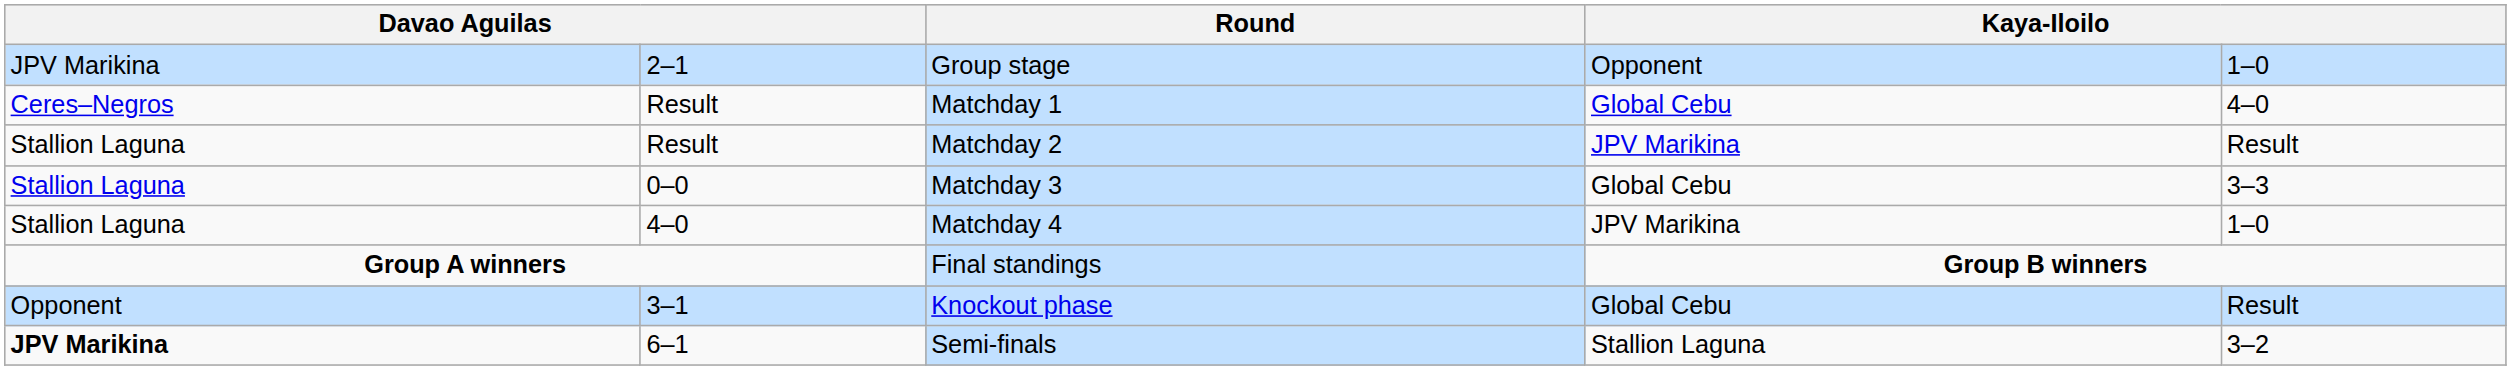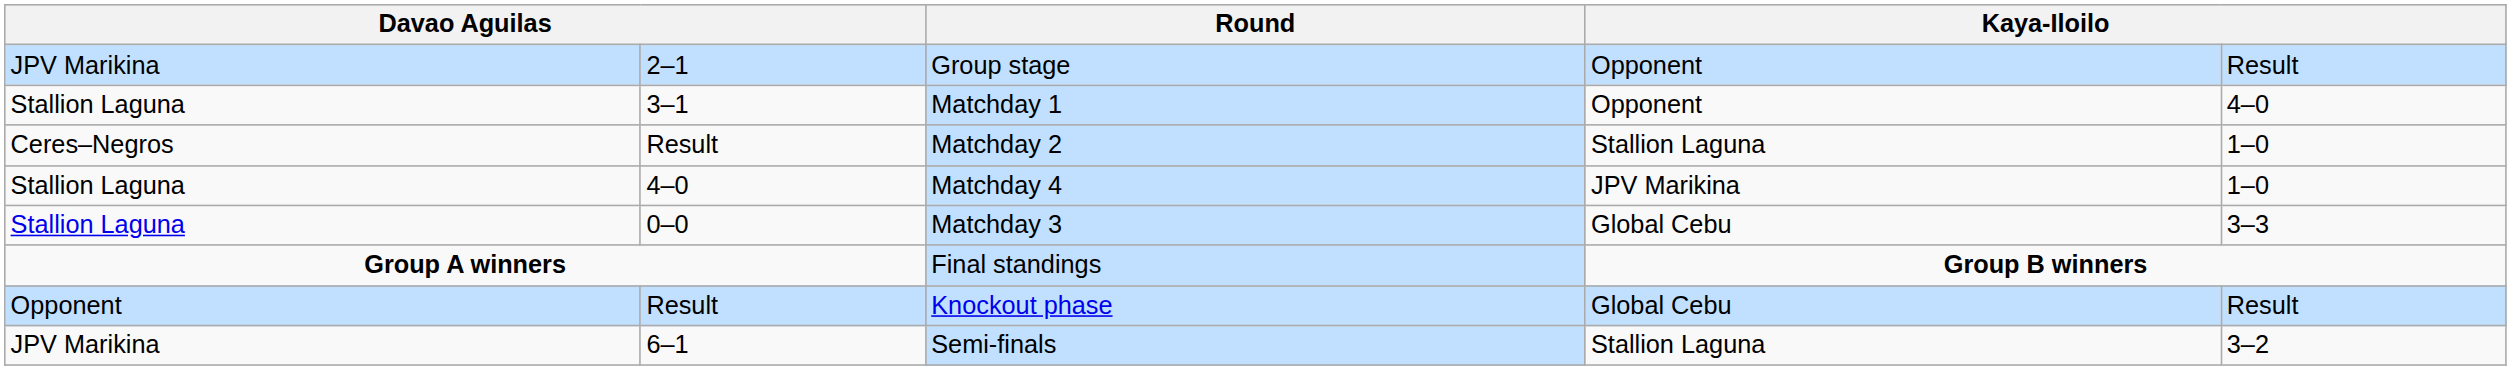(2248, 64) 1–0 -> (2263, 64) Result
(92, 104) Ceres–Negros -> (98, 104) Stallion Laguna
(682, 104) Result -> (667, 104) 3–1
(1661, 104) Global Cebu -> (1647, 104) Opponent
(98, 144) Stallion Laguna -> (92, 144) Ceres–Negros
(1665, 144) JPV Marikina -> (1678, 144) Stallion Laguna
(2263, 144) Result -> (2248, 144) 1–0
rows swapped: (997, 184) <-> (997, 225)
(667, 305) 3–1 -> (682, 305) Result
(89, 345) bold -> (85, 345) normal
